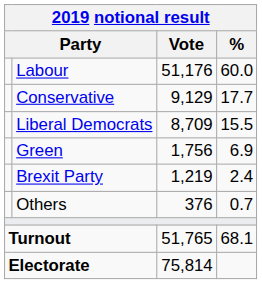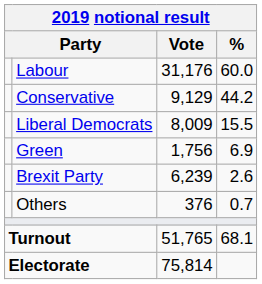(187, 71) 51,176 -> (187, 71) 31,176
(237, 97) 17.7 -> (237, 97) 44.2
(192, 124) 8,709 -> (192, 124) 8,009
(192, 177) 1,219 -> (192, 177) 6,239
(241, 177) 2.4 -> (241, 177) 2.6
